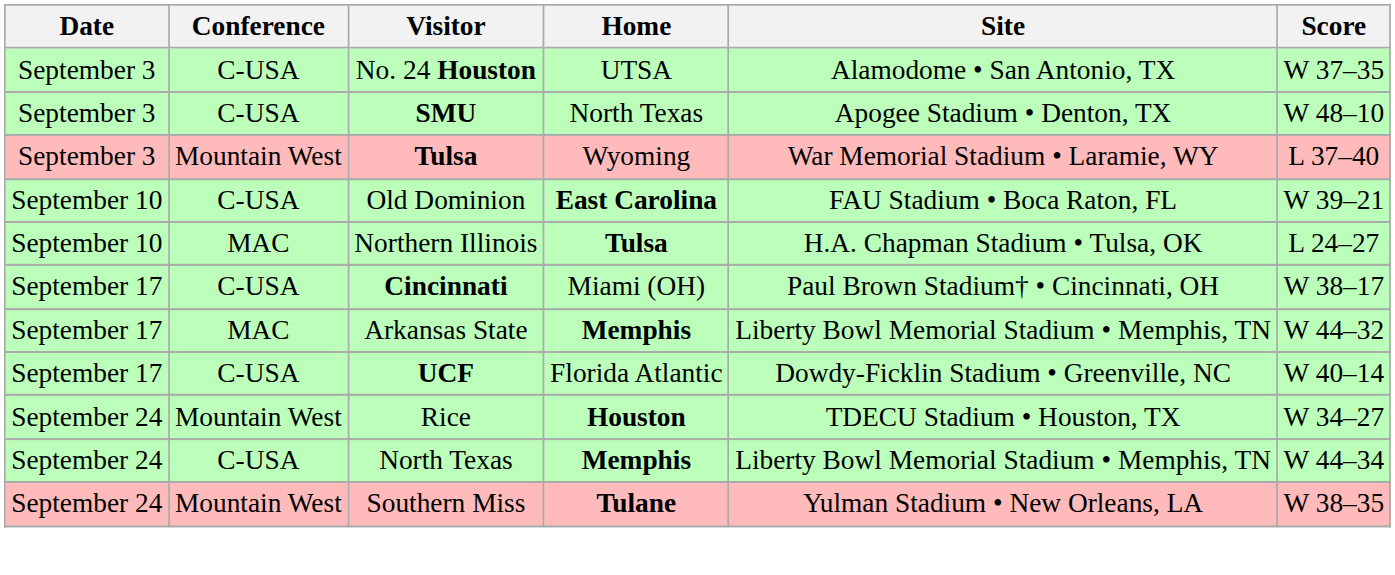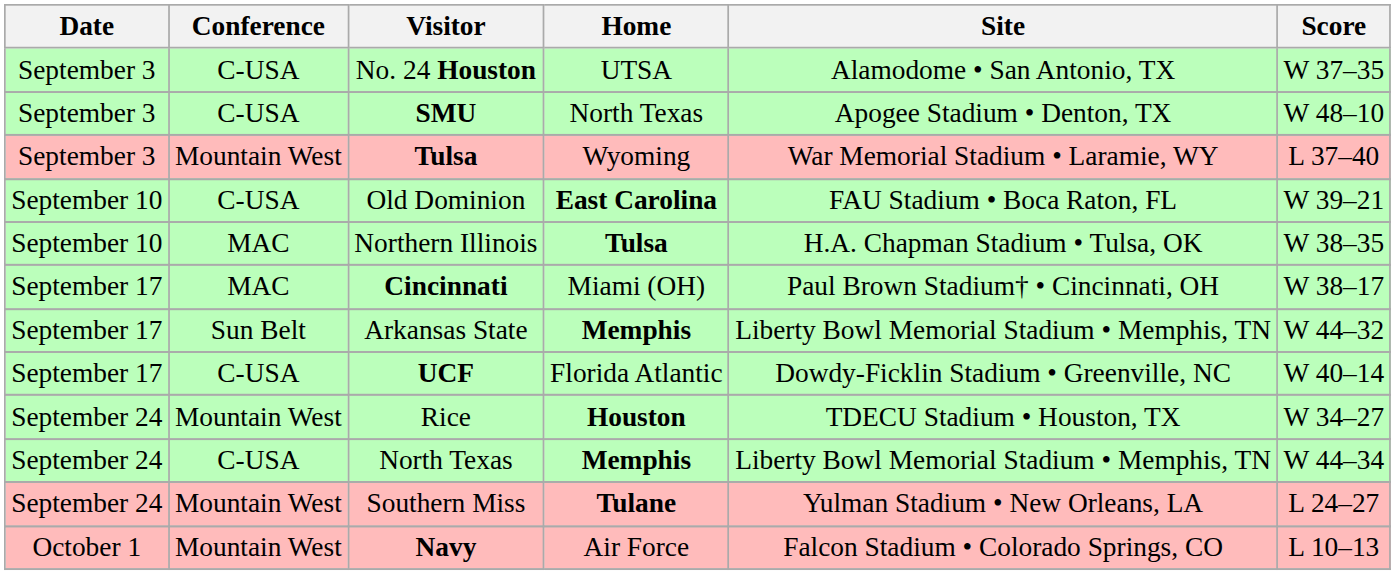(1334, 243) L 24–27 -> (1334, 243) W 38–35
(258, 286) C-USA -> (258, 286) MAC
(258, 329) MAC -> (258, 329) Sun Belt
(1334, 503) W 38–35 -> (1334, 503) L 24–27
+ row: (446, 546)
